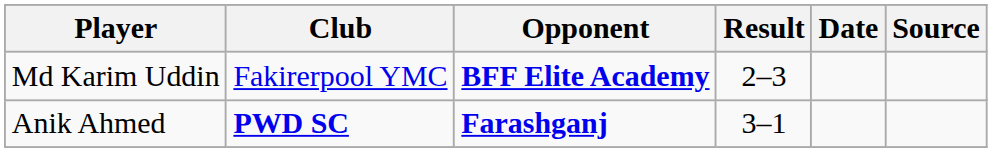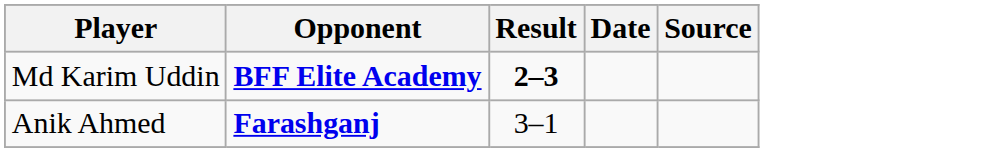- column: (340, 28)
(764, 75) normal -> (536, 75) bold
